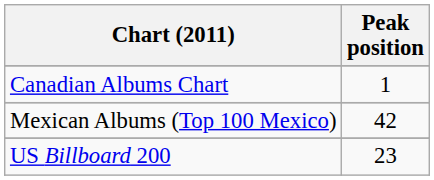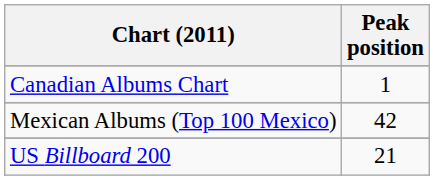(385, 156) 23 -> (385, 156) 21
